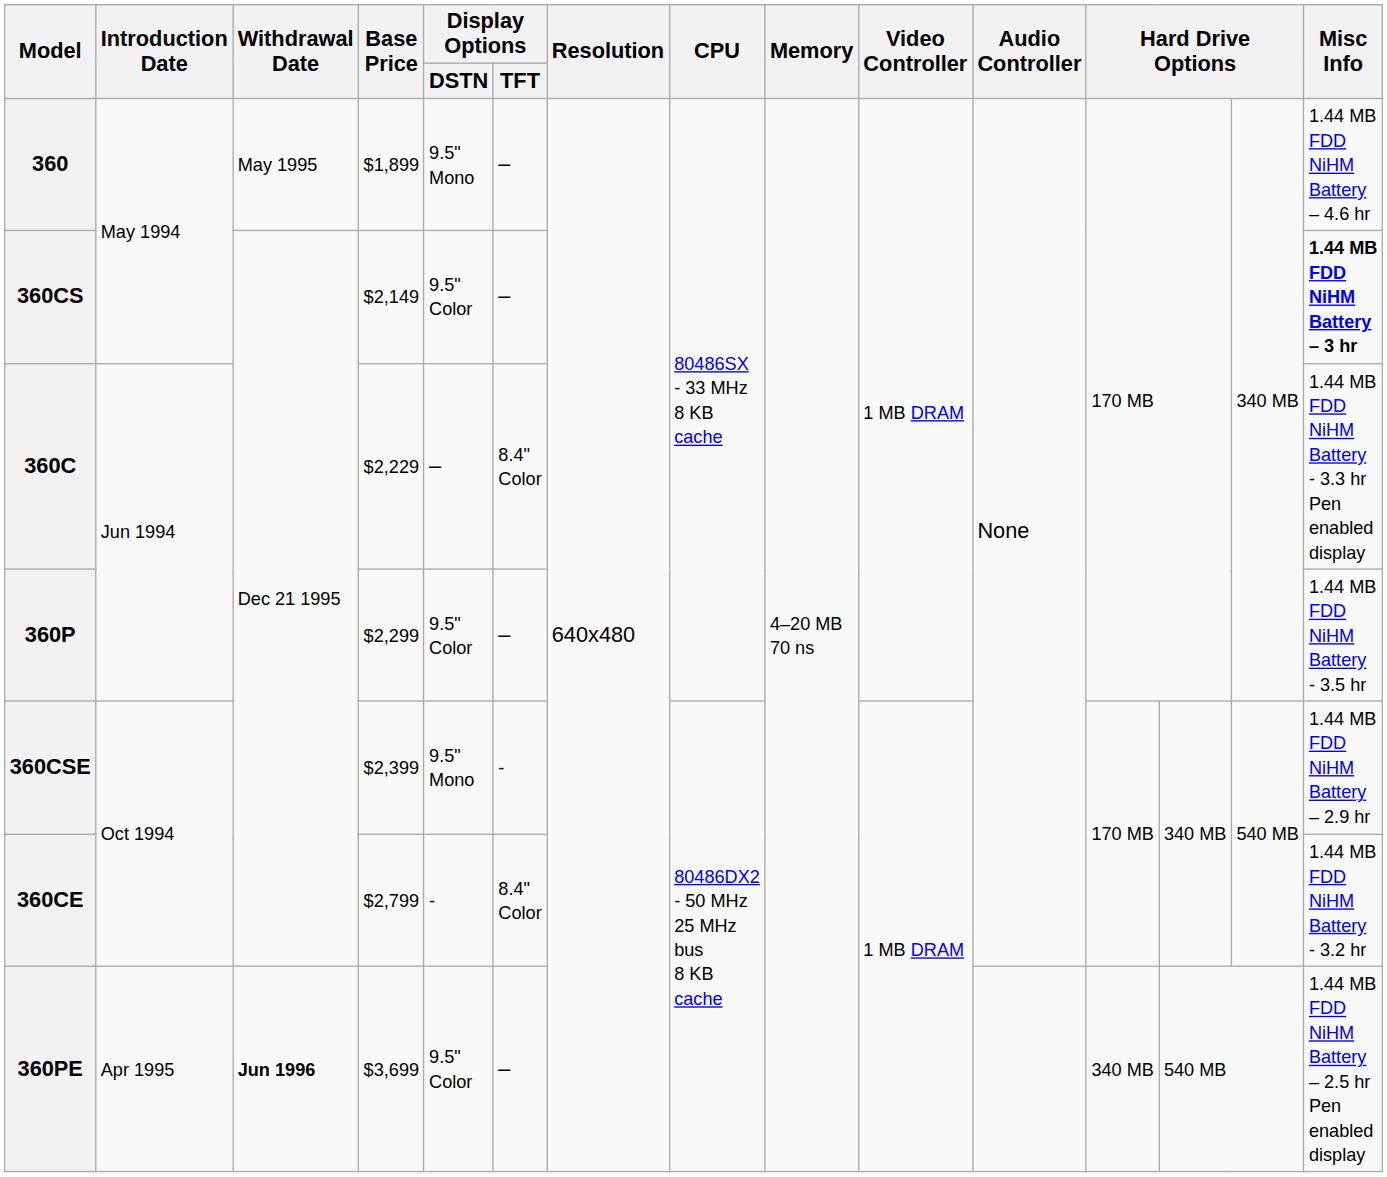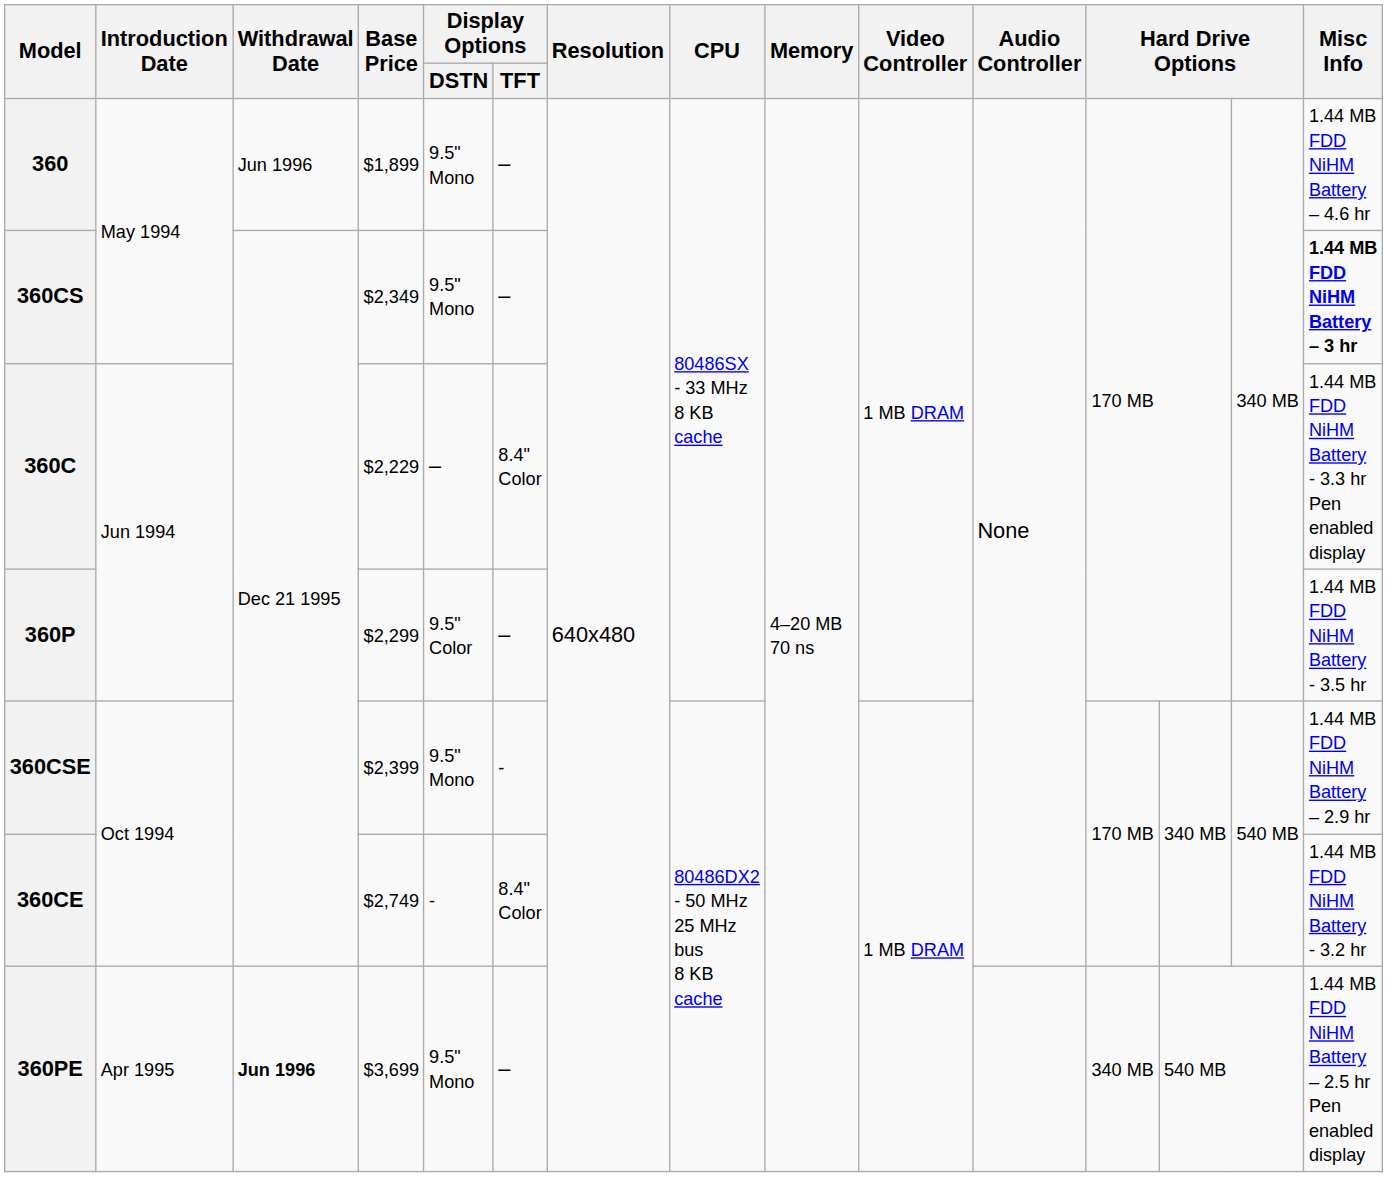(278, 165) May 1995 -> (275, 165) Jun 1996
(391, 298) $2,149 -> (391, 298) $2,349
(451, 298) 9.5" Color -> (452, 298) 9.5" Mono
(391, 901) $2,799 -> (391, 901) $2,749
(451, 1070) 9.5" Color -> (452, 1070) 9.5" Mono
